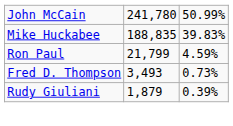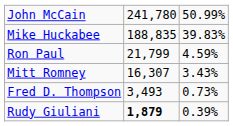+ row: (46, 73)
(145, 92) normal -> (145, 111) bold
